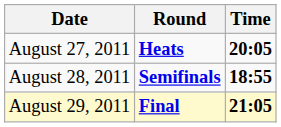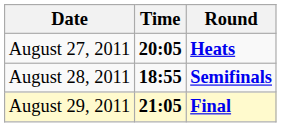columns swapped: (251, 19) <-> (180, 19)
